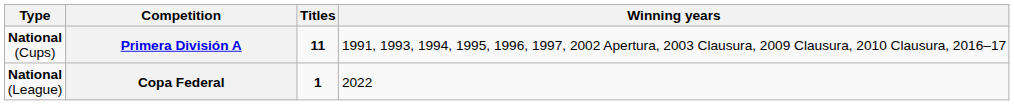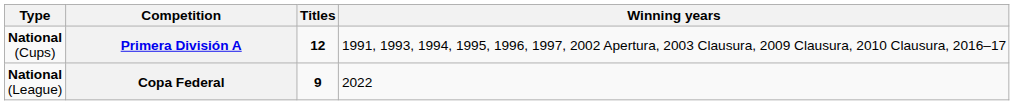(318, 45) 11 -> (318, 45) 12
(318, 82) 1 -> (318, 82) 9
